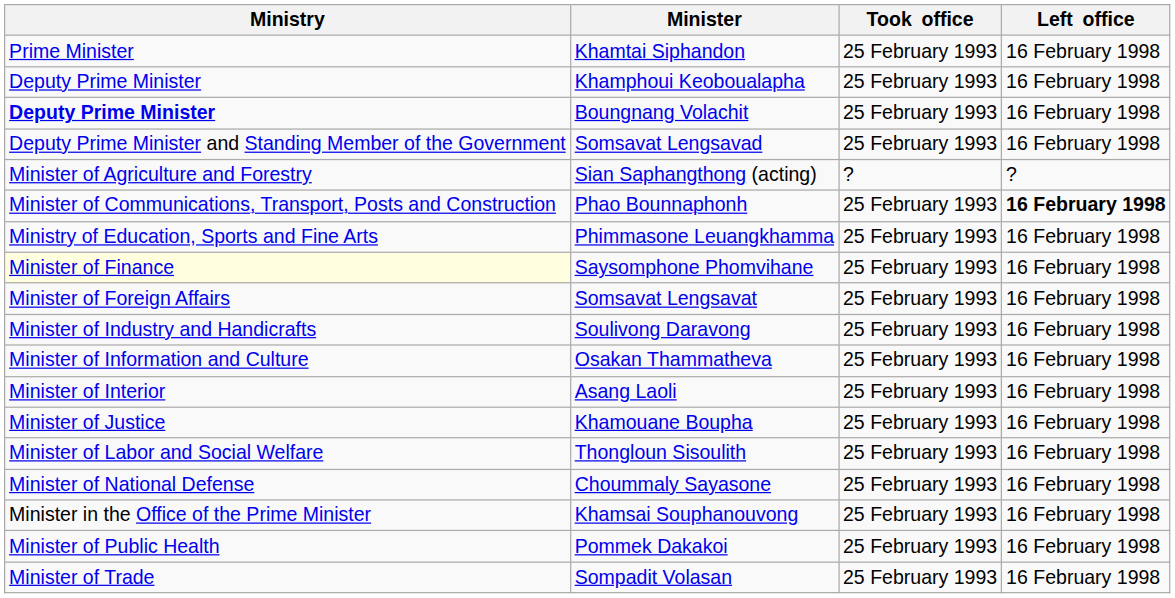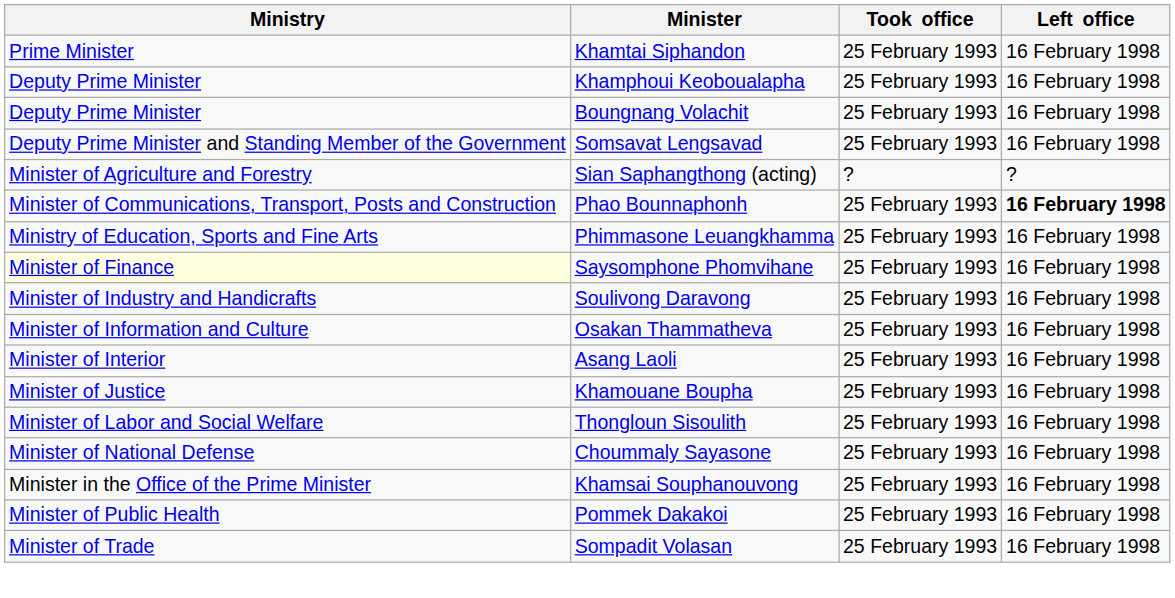(112, 112) bold -> (105, 112) normal
- row: (666, 298)
